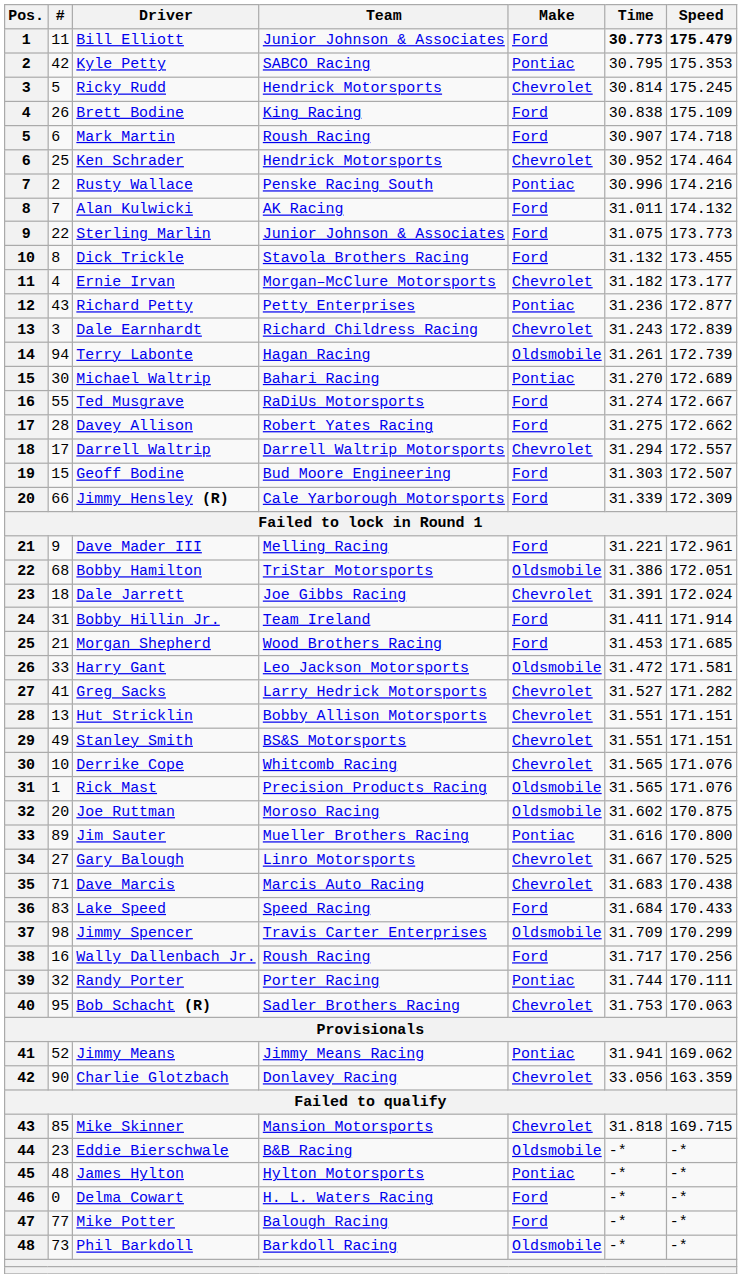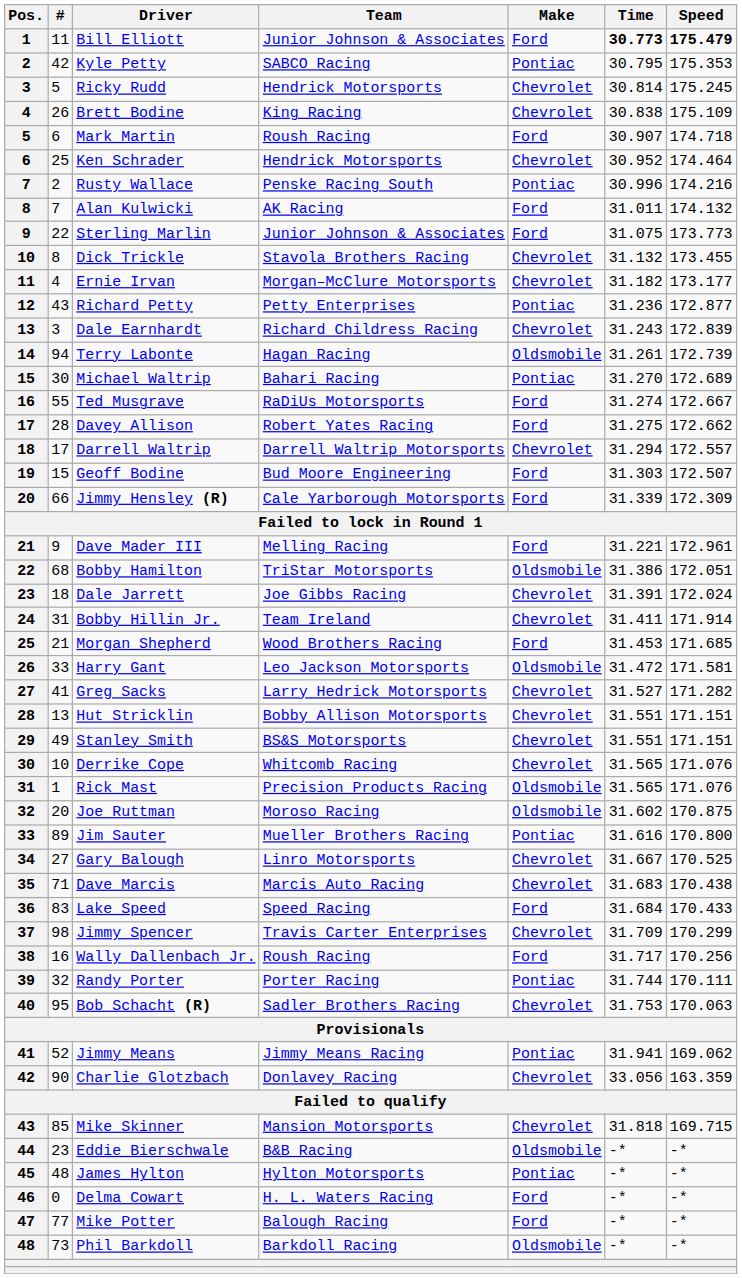(530, 114) Ford -> (552, 114) Chevrolet
(530, 258) Ford -> (552, 258) Chevrolet
(530, 620) Ford -> (552, 620) Chevrolet
(557, 934) Oldsmobile -> (552, 934) Chevrolet
